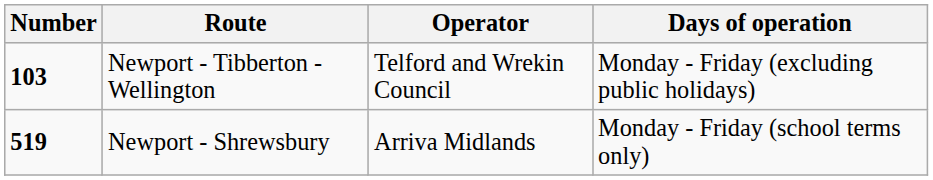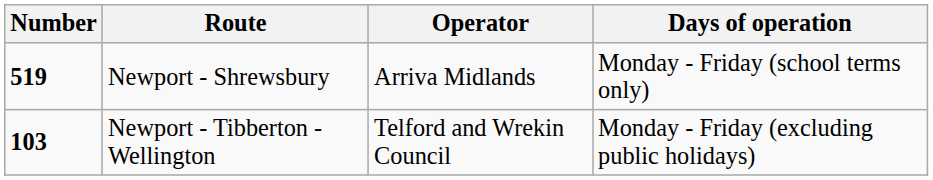rows swapped: (215, 76) <-> (219, 141)
